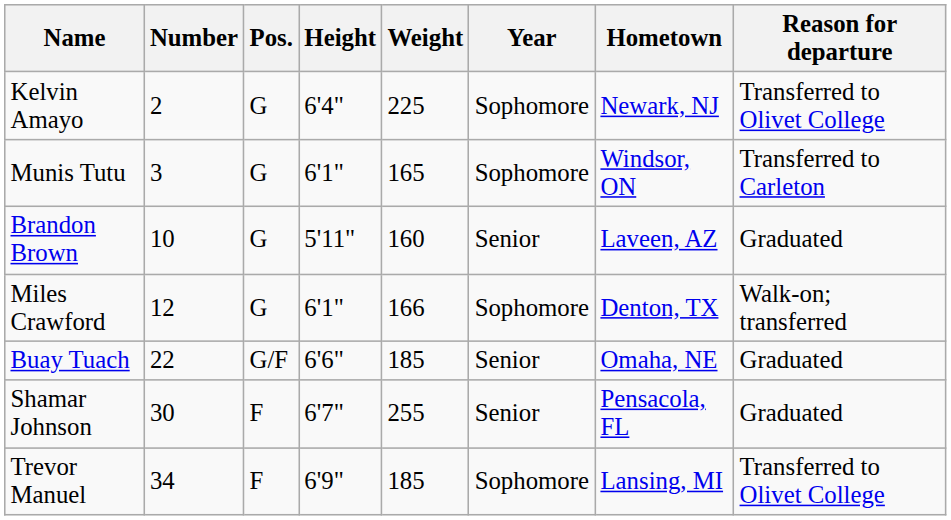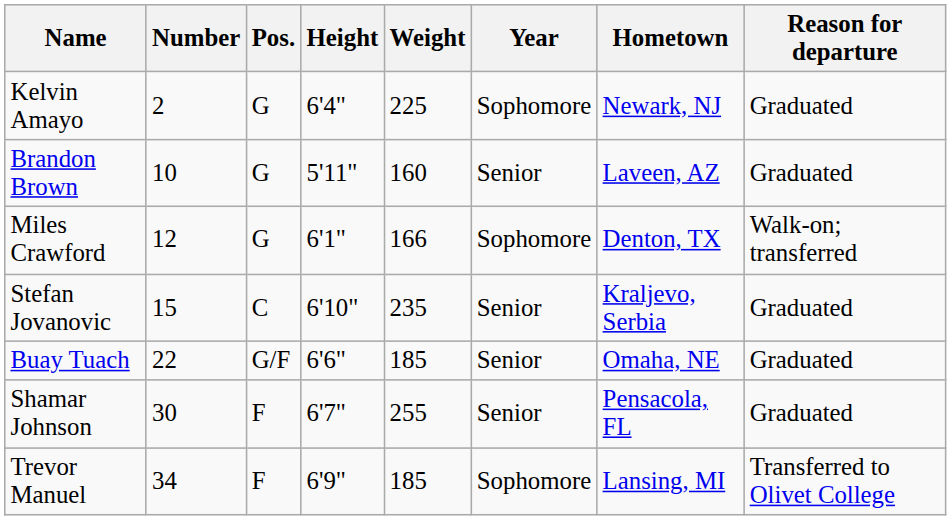(812, 105) Transferred to Olivet College -> (801, 105) Graduated
- row: (68, 172)
+ row: (61, 307)
